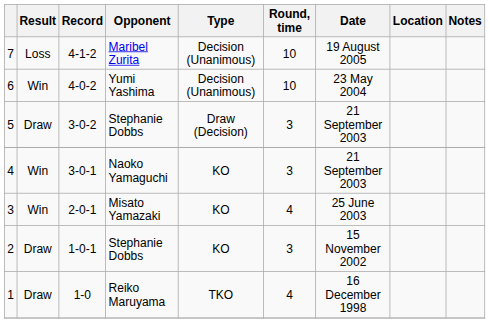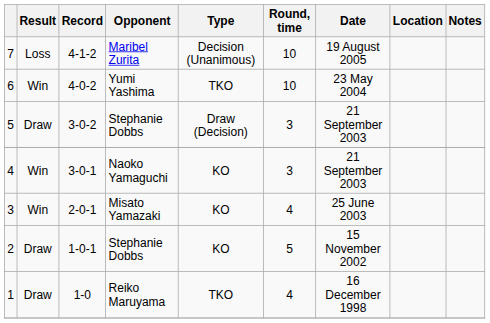(221, 86) Decision (Unanimous) -> (221, 86) TKO
(290, 249) 3 -> (290, 249) 5
